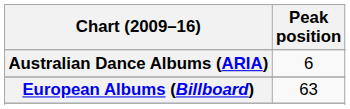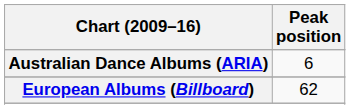(309, 90) 63 -> (309, 90) 62
